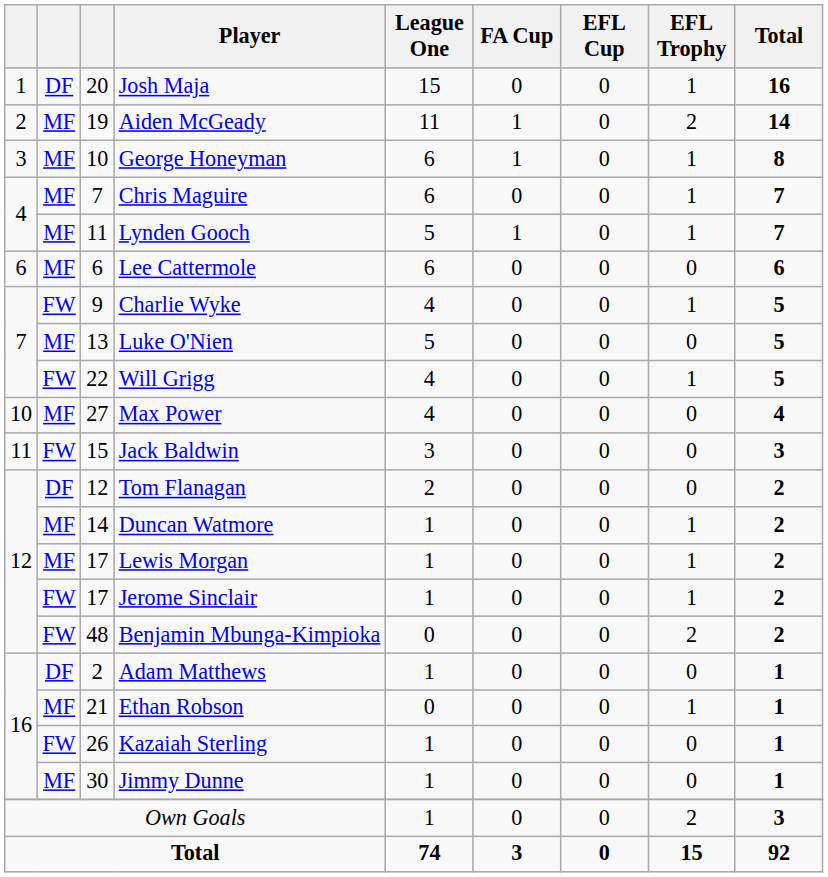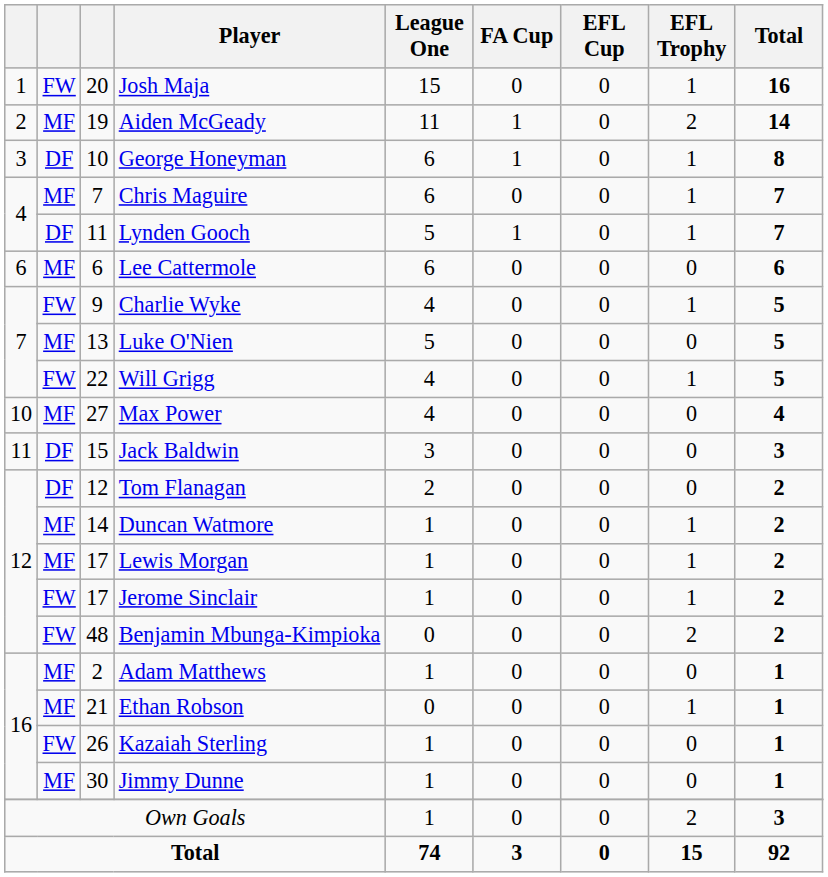(59, 85) DF -> (59, 85) FW
(59, 159) MF -> (59, 159) DF
(59, 232) MF -> (59, 232) DF
(59, 451) FW -> (59, 451) DF
(59, 671) DF -> (59, 671) MF
